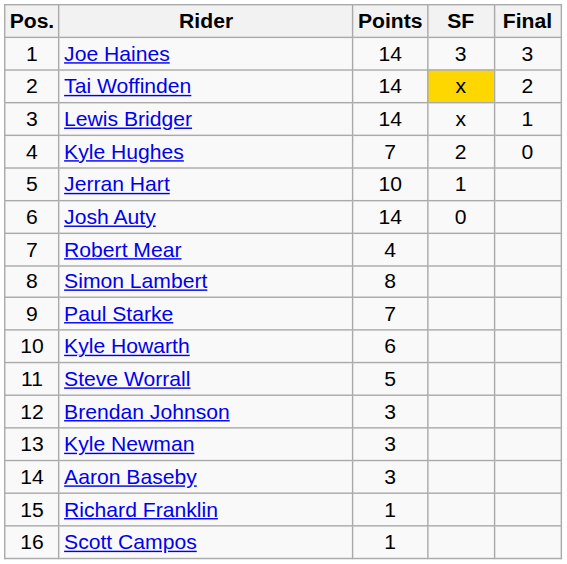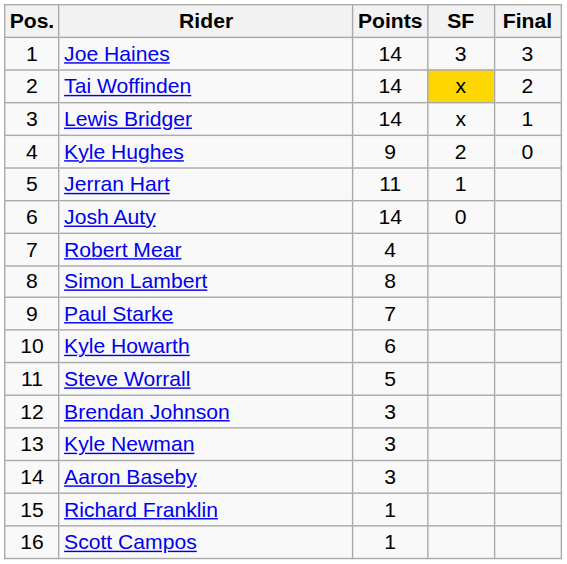(390, 151) 7 -> (390, 151) 9
(390, 184) 10 -> (390, 184) 11
